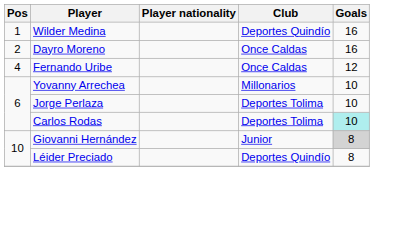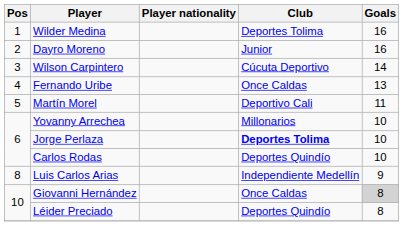(286, 31) Deportes Quindío -> (282, 31) Deportes Tolima
(274, 49) Once Caldas -> (257, 49) Junior
+ row: (78, 67)
(351, 67) 12 -> (380, 85) 13
+ row: (65, 103)
(282, 103) normal -> (285, 139) bold
(282, 121) Deportes Tolima -> (286, 157) Deportes Quindío
(351, 121) paleturquoise background -> (380, 157) no background
+ row: (76, 175)
(257, 139) Junior -> (274, 193) Once Caldas
